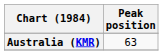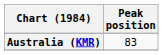(131, 42) 63 -> (131, 42) 83
